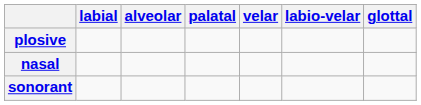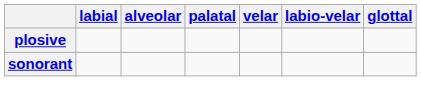- row: (40, 64)
